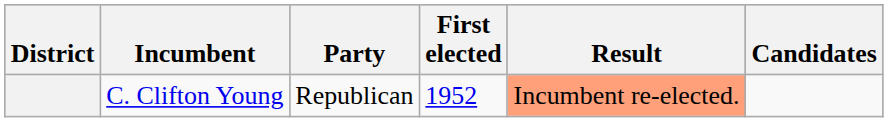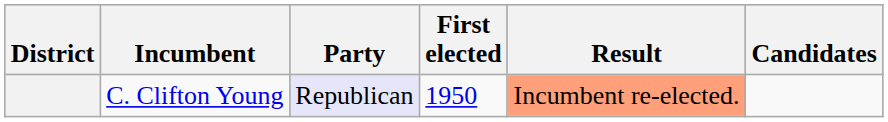(354, 95) no background -> (354, 95) lavender background
(451, 95) 1952 -> (451, 95) 1950
